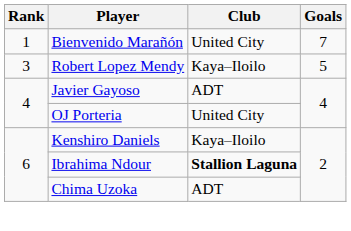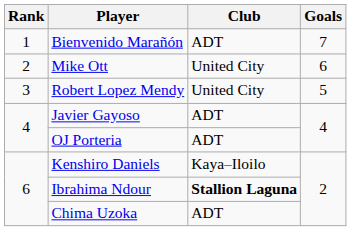(228, 41) United City -> (207, 41) ADT
+ row: (80, 66)
(228, 66) Kaya–Iloilo -> (228, 90) United City
(228, 115) United City -> (207, 139) ADT
